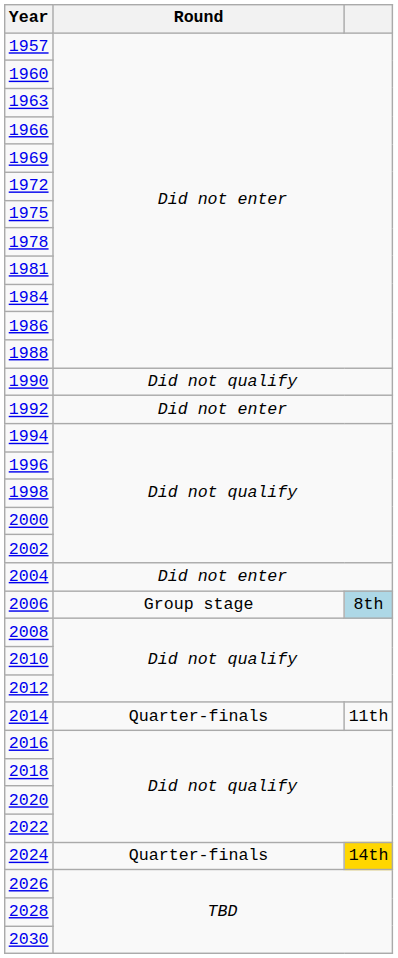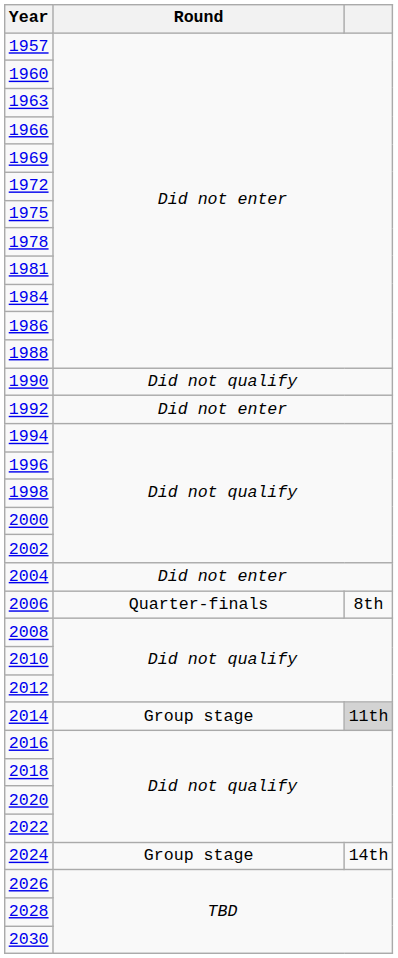(199, 605) Group stage -> (199, 605) Quarter-finals
(369, 605) lightblue background -> (369, 605) no background
(199, 716) Quarter-finals -> (199, 716) Group stage
(369, 716) no background -> (369, 716) lightgrey background
(199, 856) Quarter-finals -> (199, 856) Group stage
(369, 856) gold background -> (369, 856) no background
